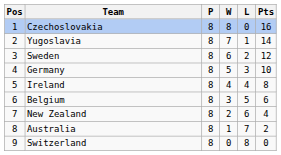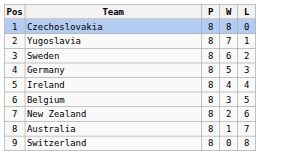- column: (266, 12)
